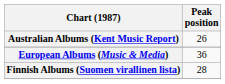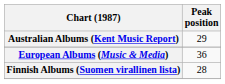(202, 39) 26 -> (202, 39) 29
